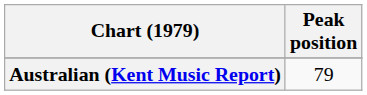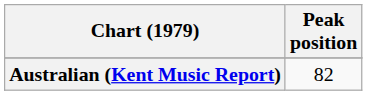(324, 74) 79 -> (324, 74) 82
